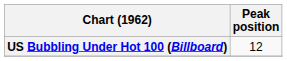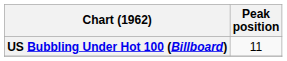(256, 46) 12 -> (256, 46) 11
